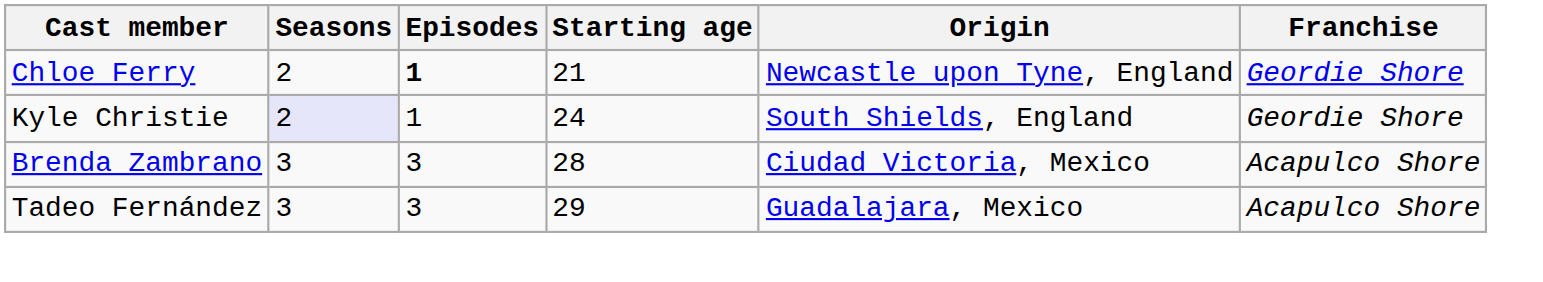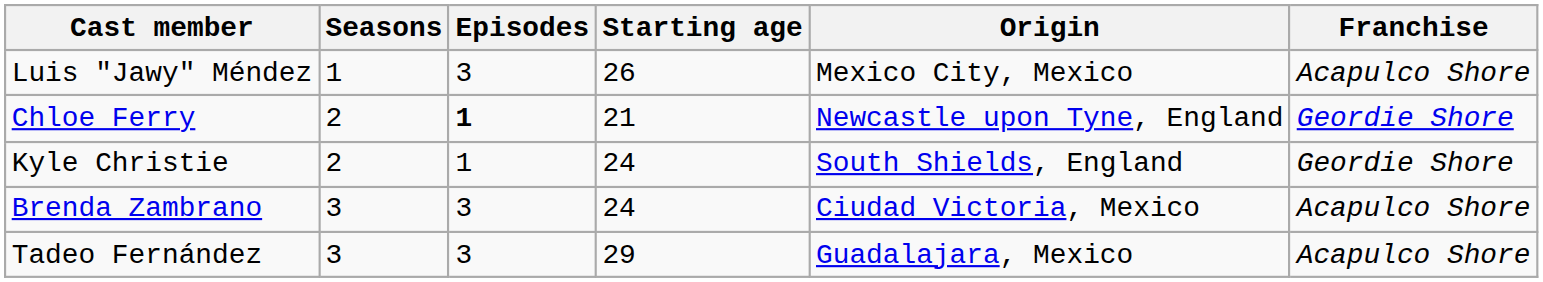+ row: (162, 73)
(284, 118) lavender background -> (334, 164) no background
(569, 164) 28 -> (619, 209) 24
